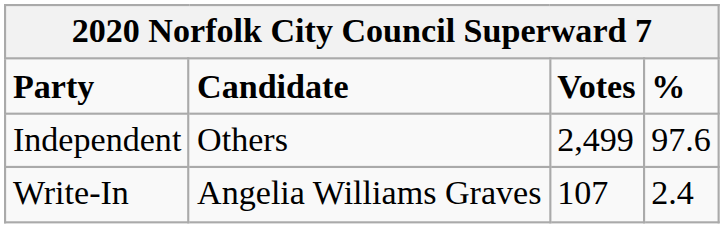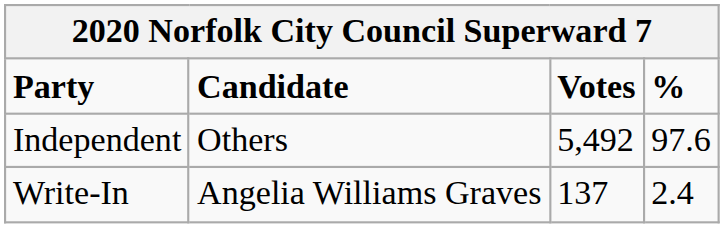(596, 139) 2,499 -> (596, 139) 5,492
(583, 193) 107 -> (583, 193) 137
